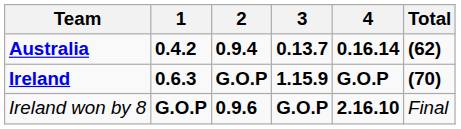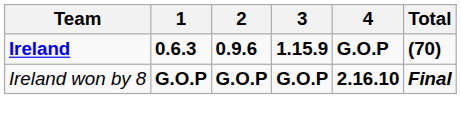- row: (49, 49)
(242, 78) G.O.P -> (236, 49) 0.9.6
(236, 108) 0.9.6 -> (242, 78) G.O.P
(428, 108) normal -> (430, 78) bold
